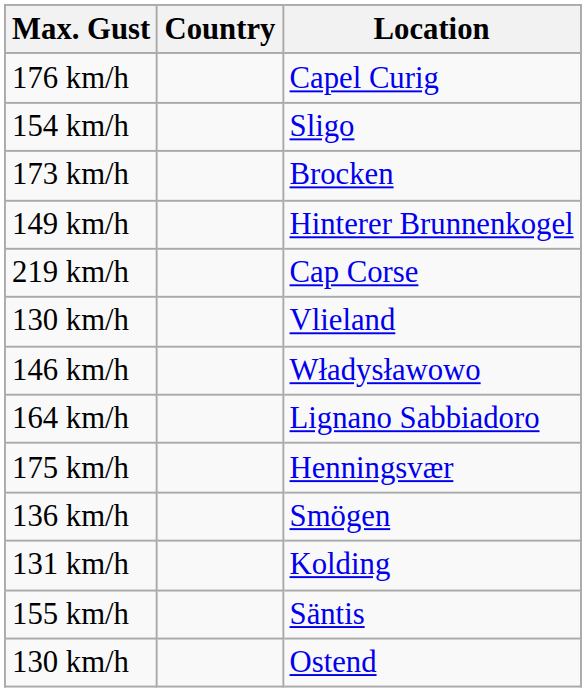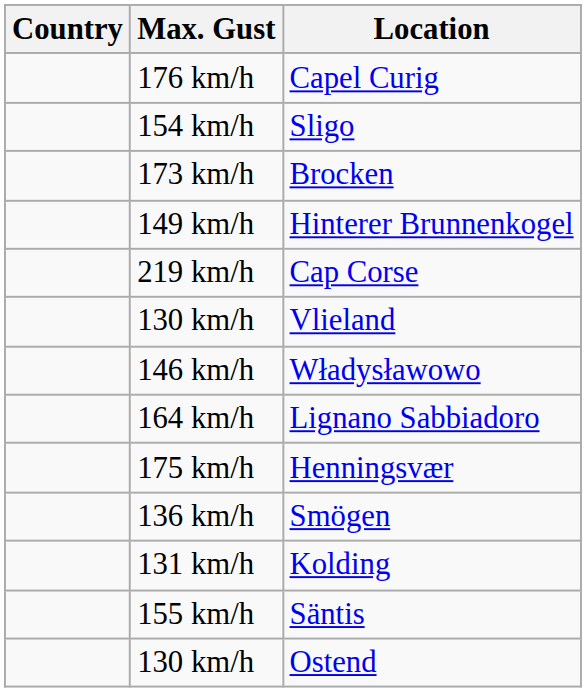columns swapped: (220, 28) <-> (81, 28)
